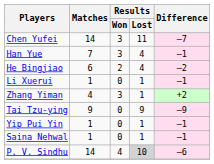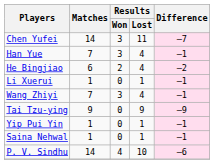+ row: (32, 96)
- row: (35, 96)
(142, 152) lightgrey background -> (142, 152) no background
